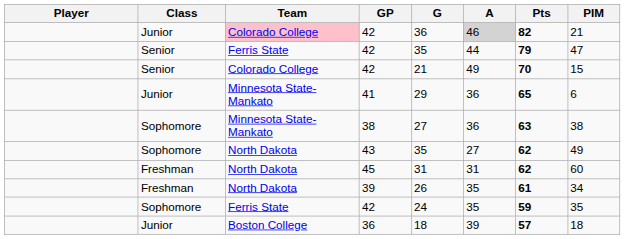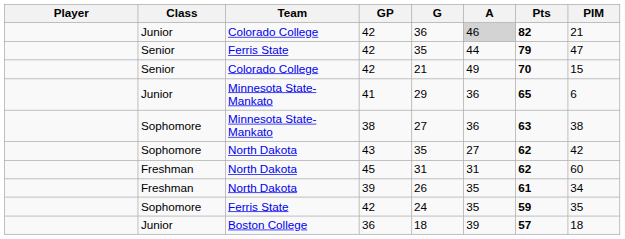(273, 32) pink background -> (273, 32) no background
(577, 151) 49 -> (577, 151) 42
